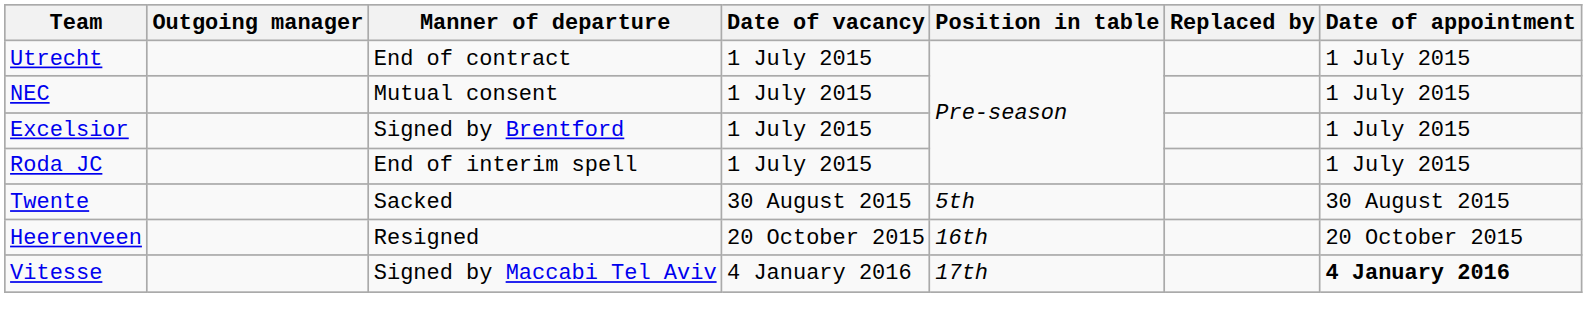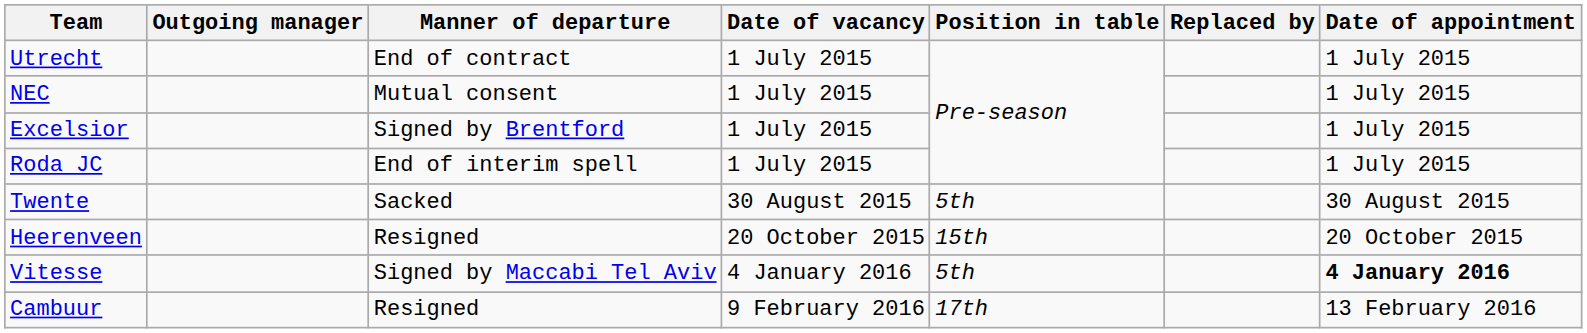(962, 238) 16th -> (962, 238) 15th
(962, 273) 17th -> (955, 273) 5th
+ row: (56, 309)
